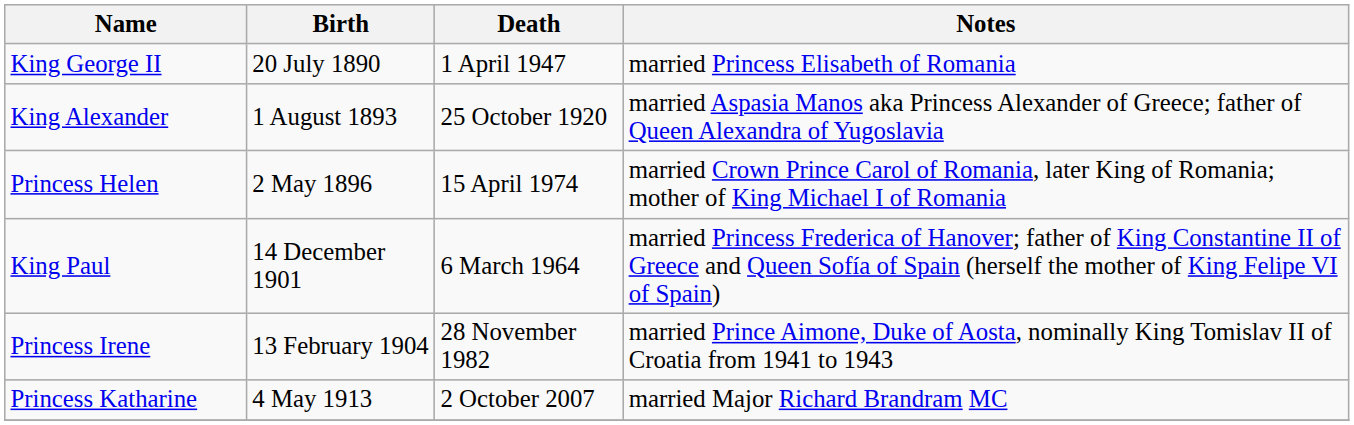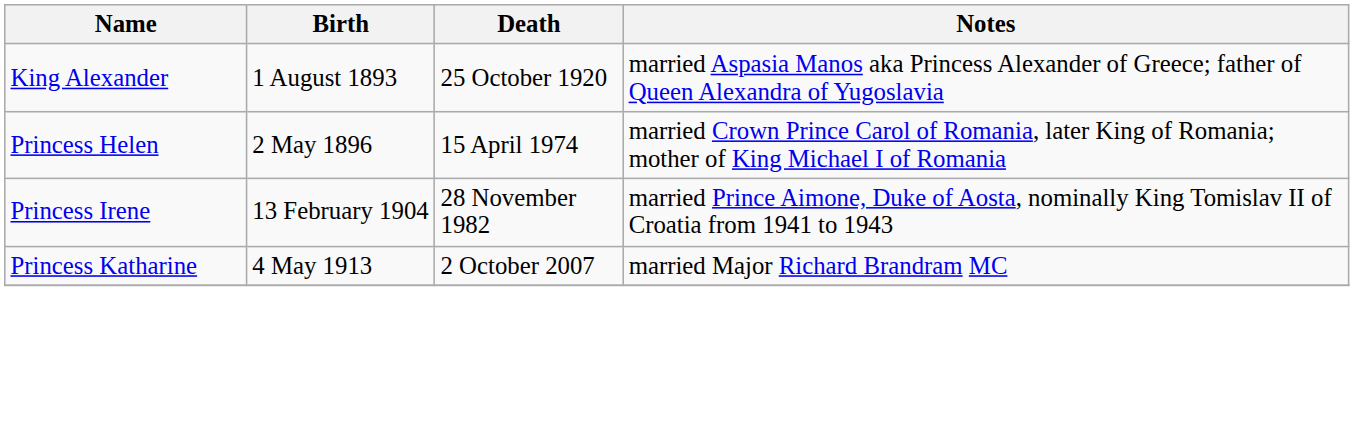- row: (86, 63)
- row: (60, 265)
